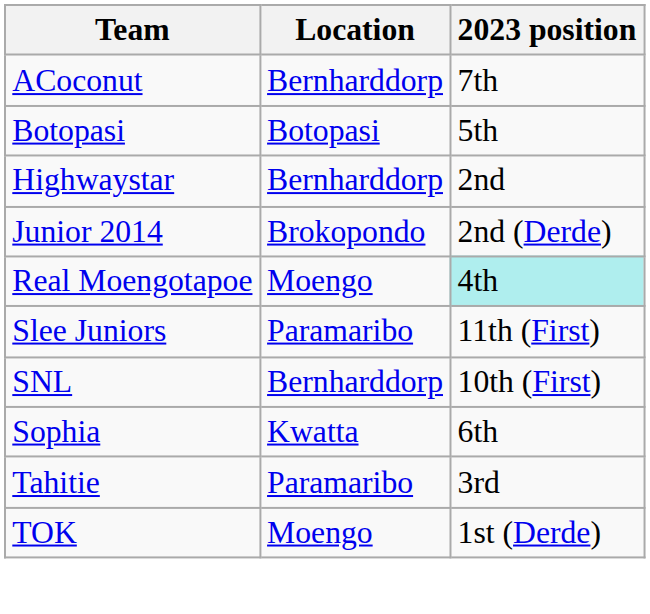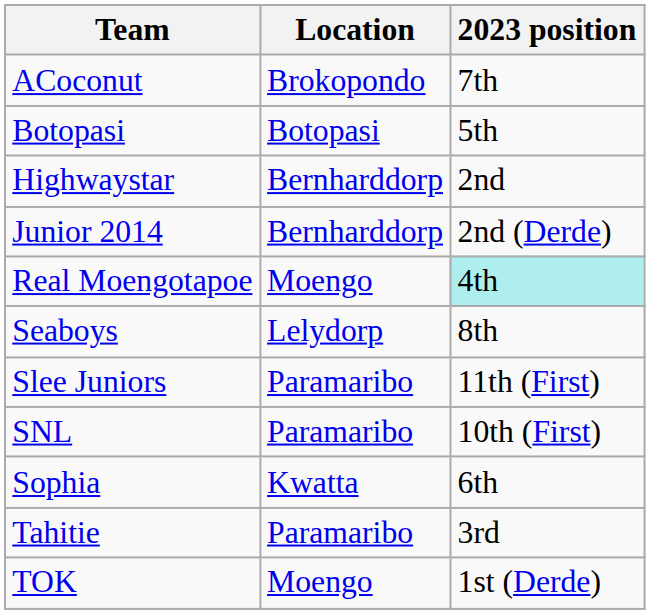(355, 79) Bernharddorp -> (346, 79) Brokopondo
(346, 230) Brokopondo -> (355, 230) Bernharddorp
+ row: (65, 331)
(355, 381) Bernharddorp -> (340, 431) Paramaribo
